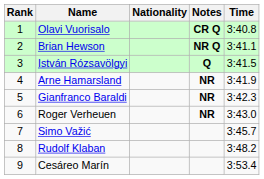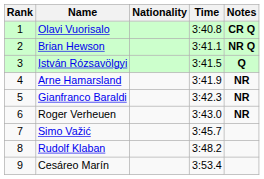columns swapped: (242, 13) <-> (207, 13)
